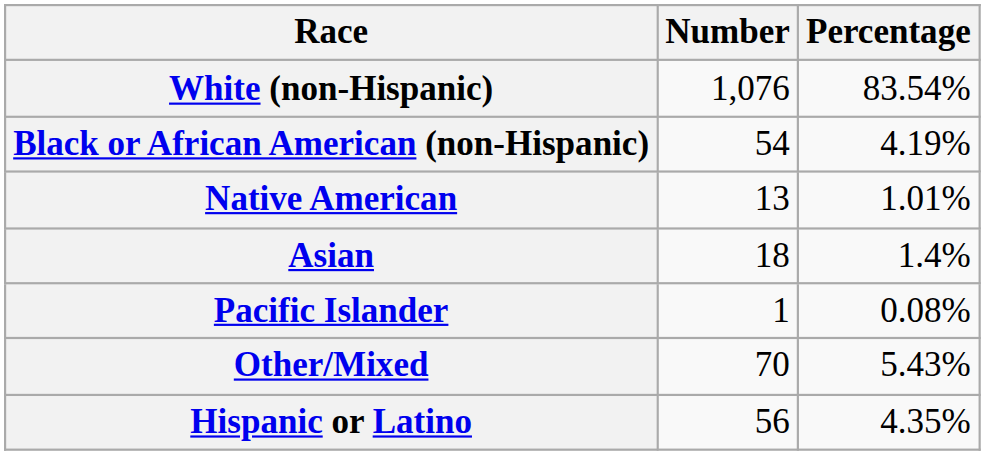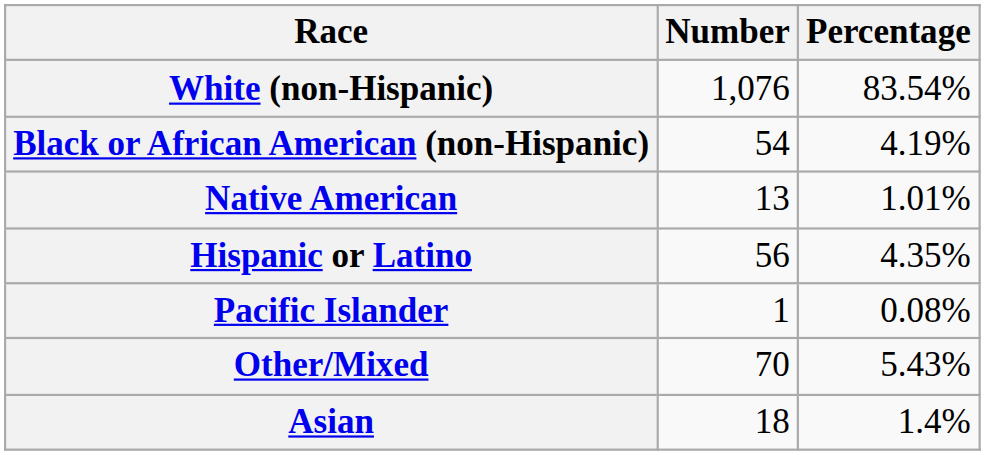rows swapped: (331, 254) <-> (331, 421)
